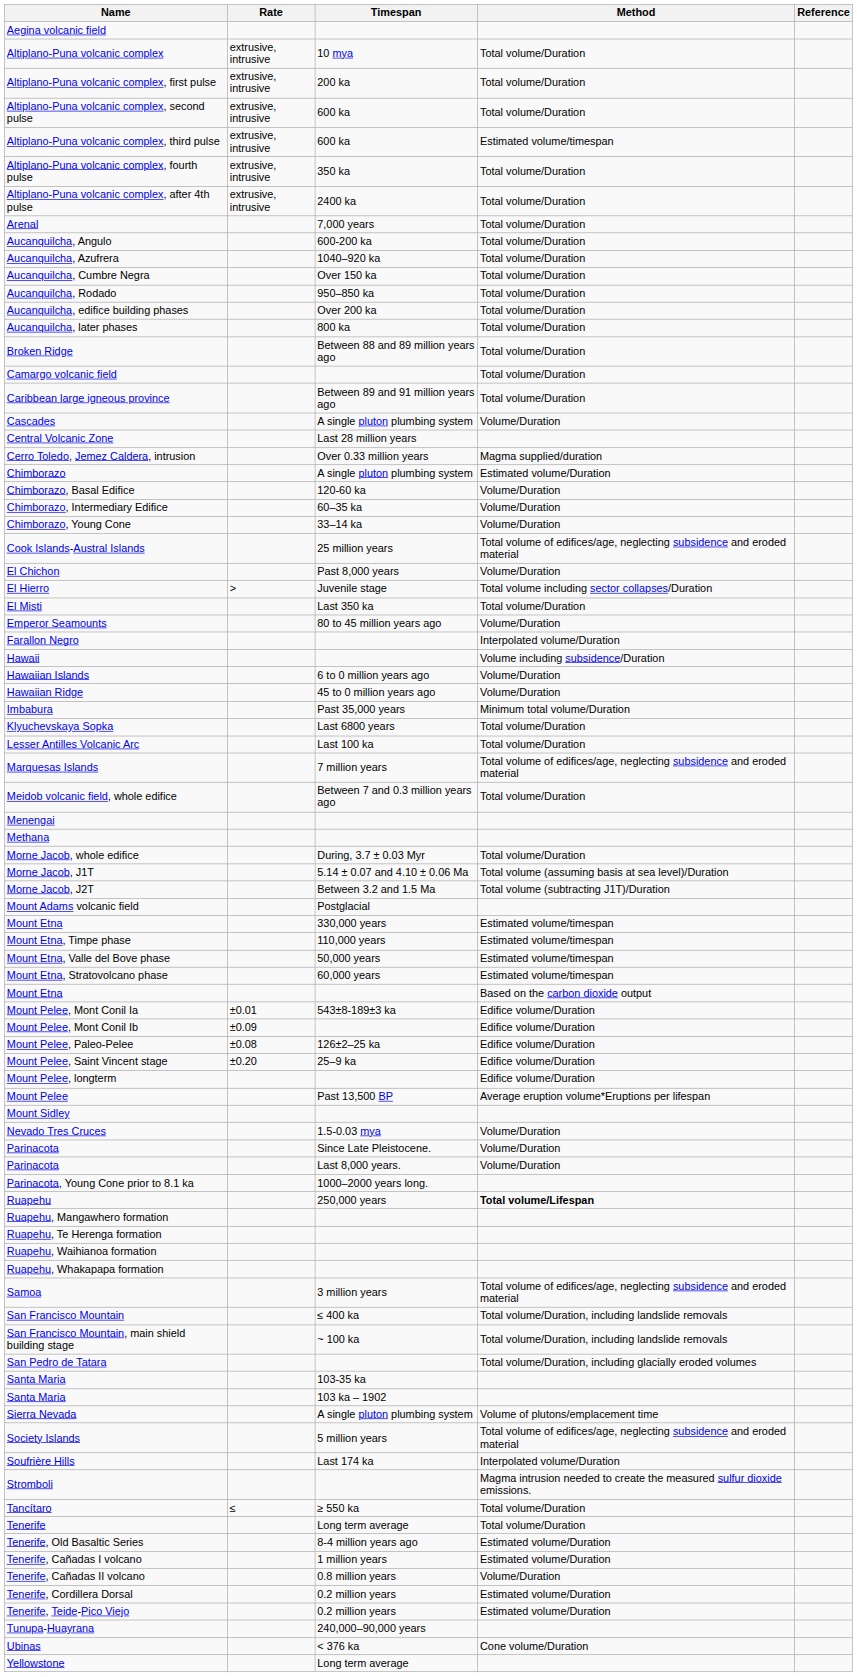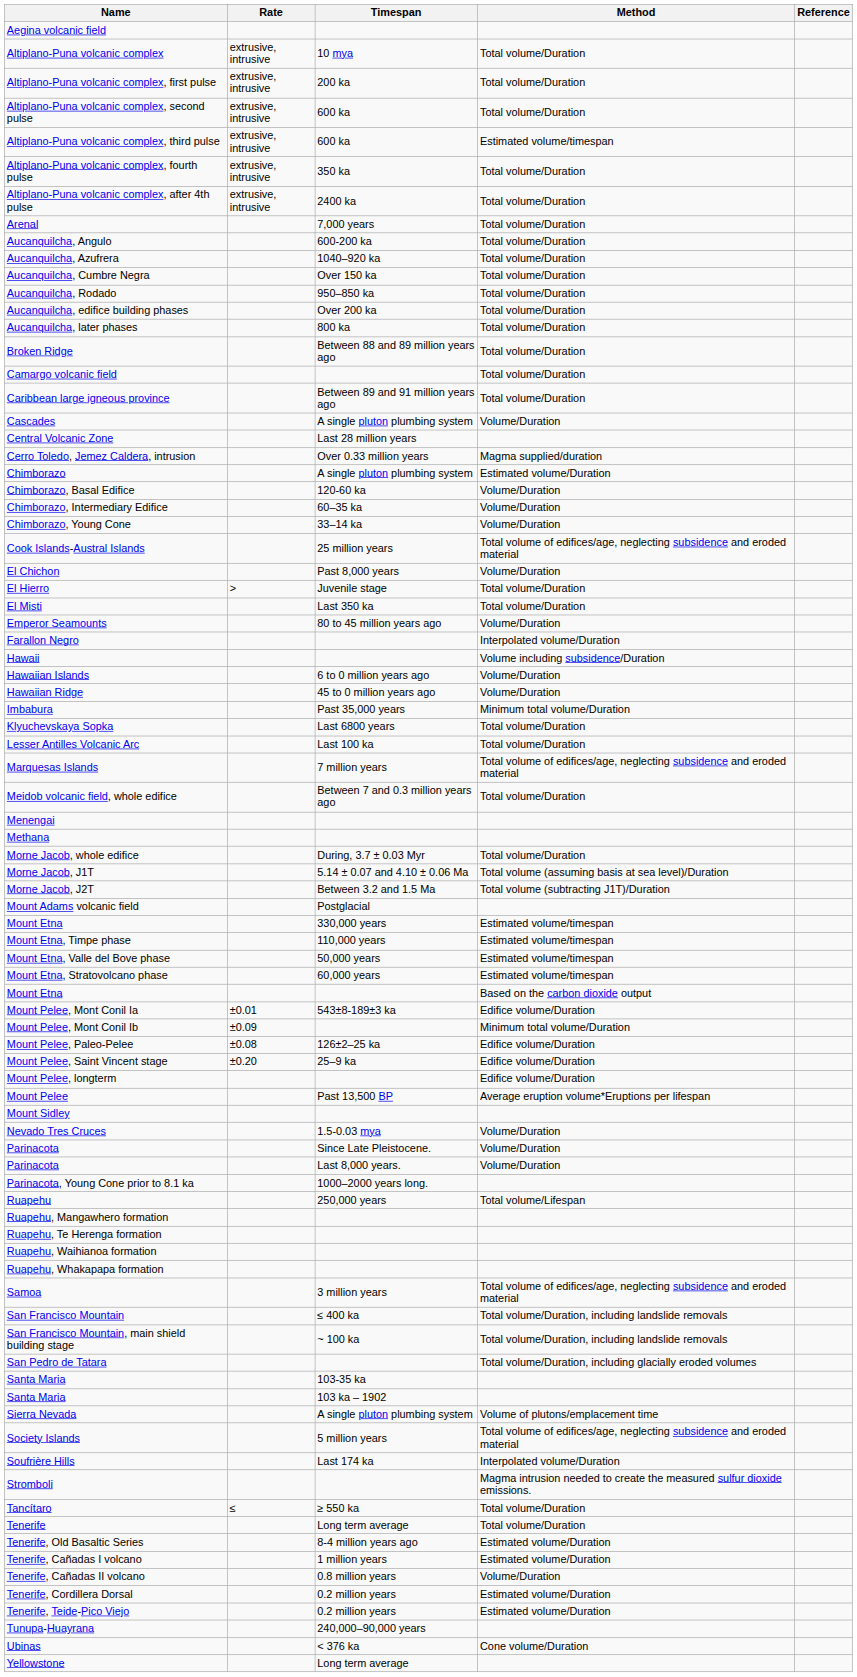(596, 589) Total volume including sector collapses/Duration -> (533, 589) Total volume/Duration
(537, 1027) Edifice volume/Duration -> (555, 1027) Minimum total volume/Duration
(537, 1200) bold -> (533, 1200) normal
